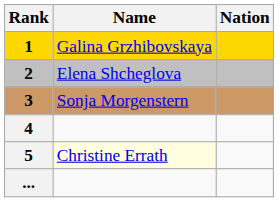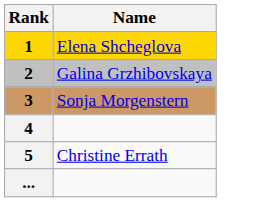- column: (245, 18)
(134, 45) Galina Grzhibovskaya -> (119, 45) Elena Shcheglova
(119, 73) Elena Shcheglova -> (134, 73) Galina Grzhibovskaya
(112, 155) lightyellow background -> (112, 155) no background
